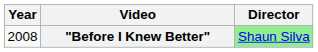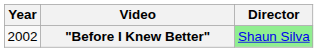(22, 36) 2008 -> (22, 36) 2002
